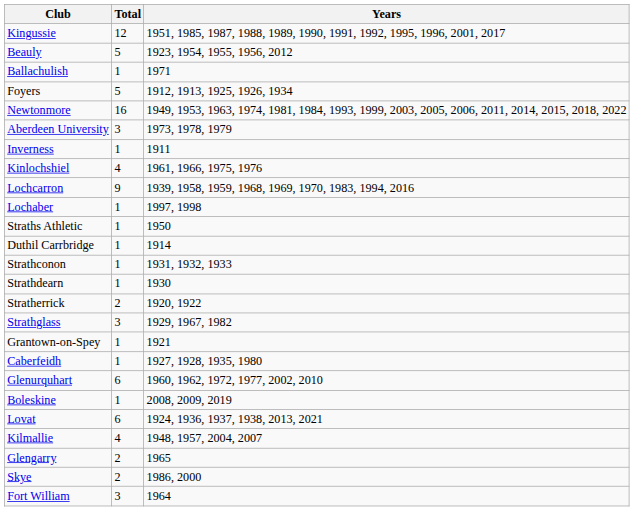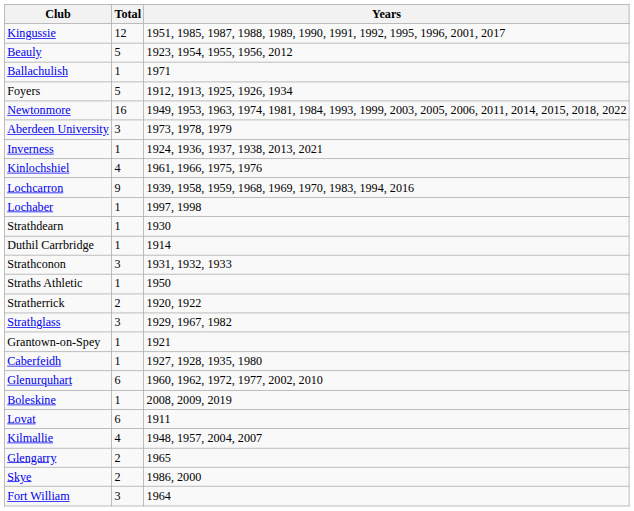(159, 149) 1911 -> (235, 149) 1924, 1936, 1937, 1938, 2013, 2021
rows swapped: (35, 284) <-> (45, 226)
(117, 264) 1 -> (117, 264) 3
(235, 419) 1924, 1936, 1937, 1938, 2013, 2021 -> (159, 419) 1911
